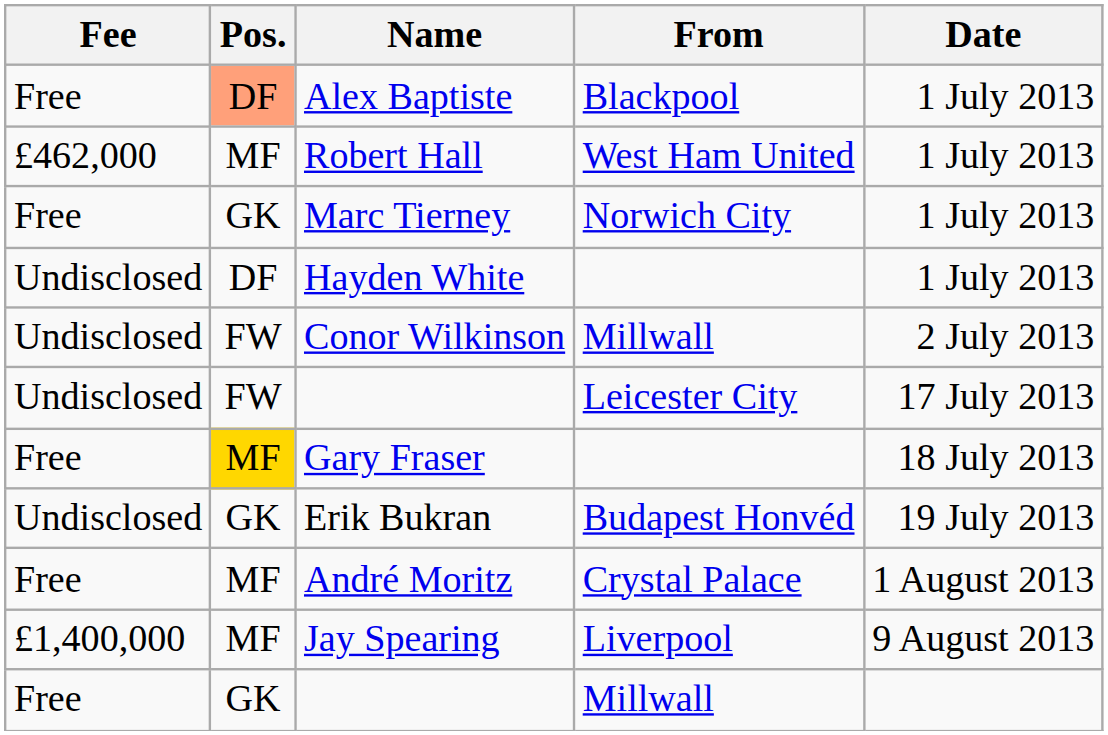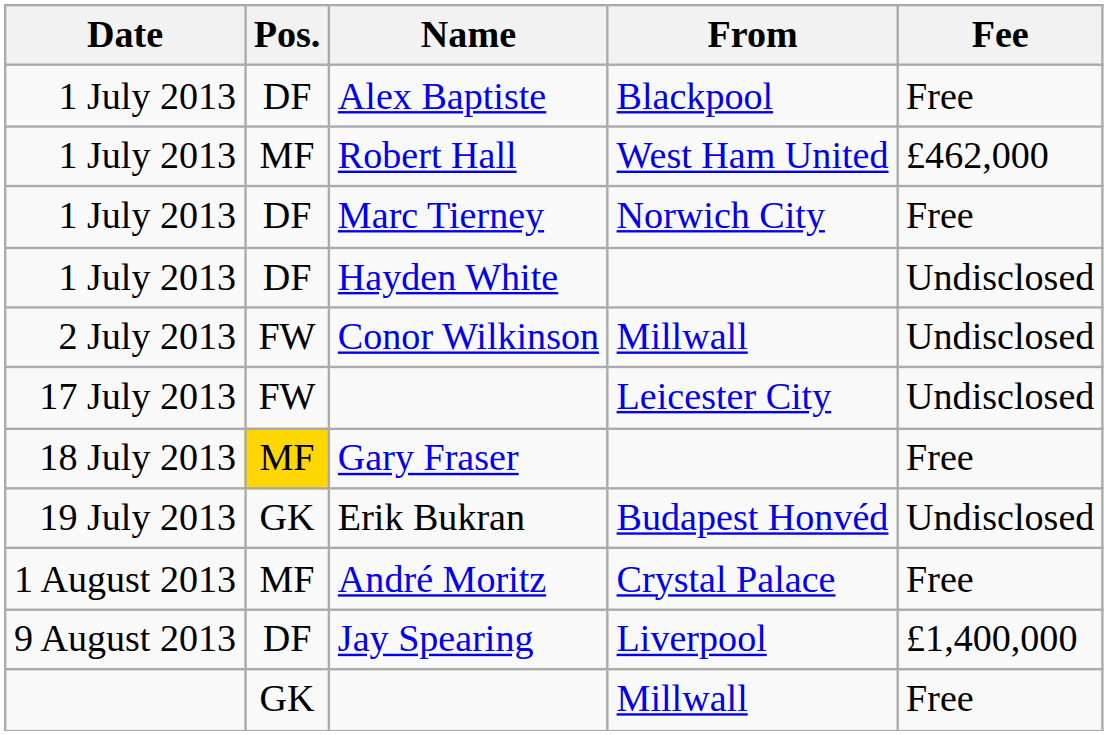columns swapped: (983, 34) <-> (108, 34)
(253, 95) lightsalmon background -> (287, 95) no background
(253, 215) GK -> (287, 215) DF
(253, 638) MF -> (287, 638) DF
